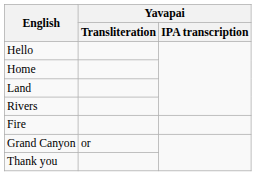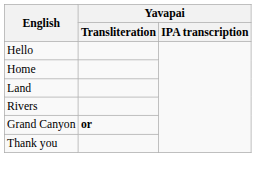- row: (16, 124)
(86, 143) normal -> (86, 124) bold
